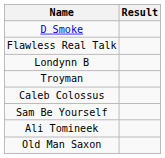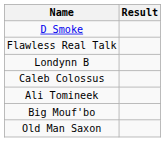- row: (62, 79)
- row: (62, 112)
+ row: (62, 112)
